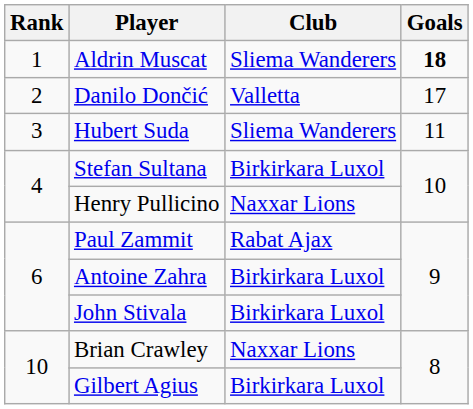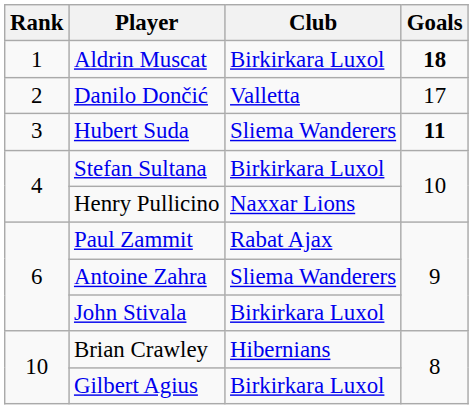(313, 58) Sliema Wanderers -> (307, 58) Birkirkara Luxol
(435, 131) normal -> (435, 131) bold
(307, 276) Birkirkara Luxol -> (313, 276) Sliema Wanderers
(293, 349) Naxxar Lions -> (280, 349) Hibernians
